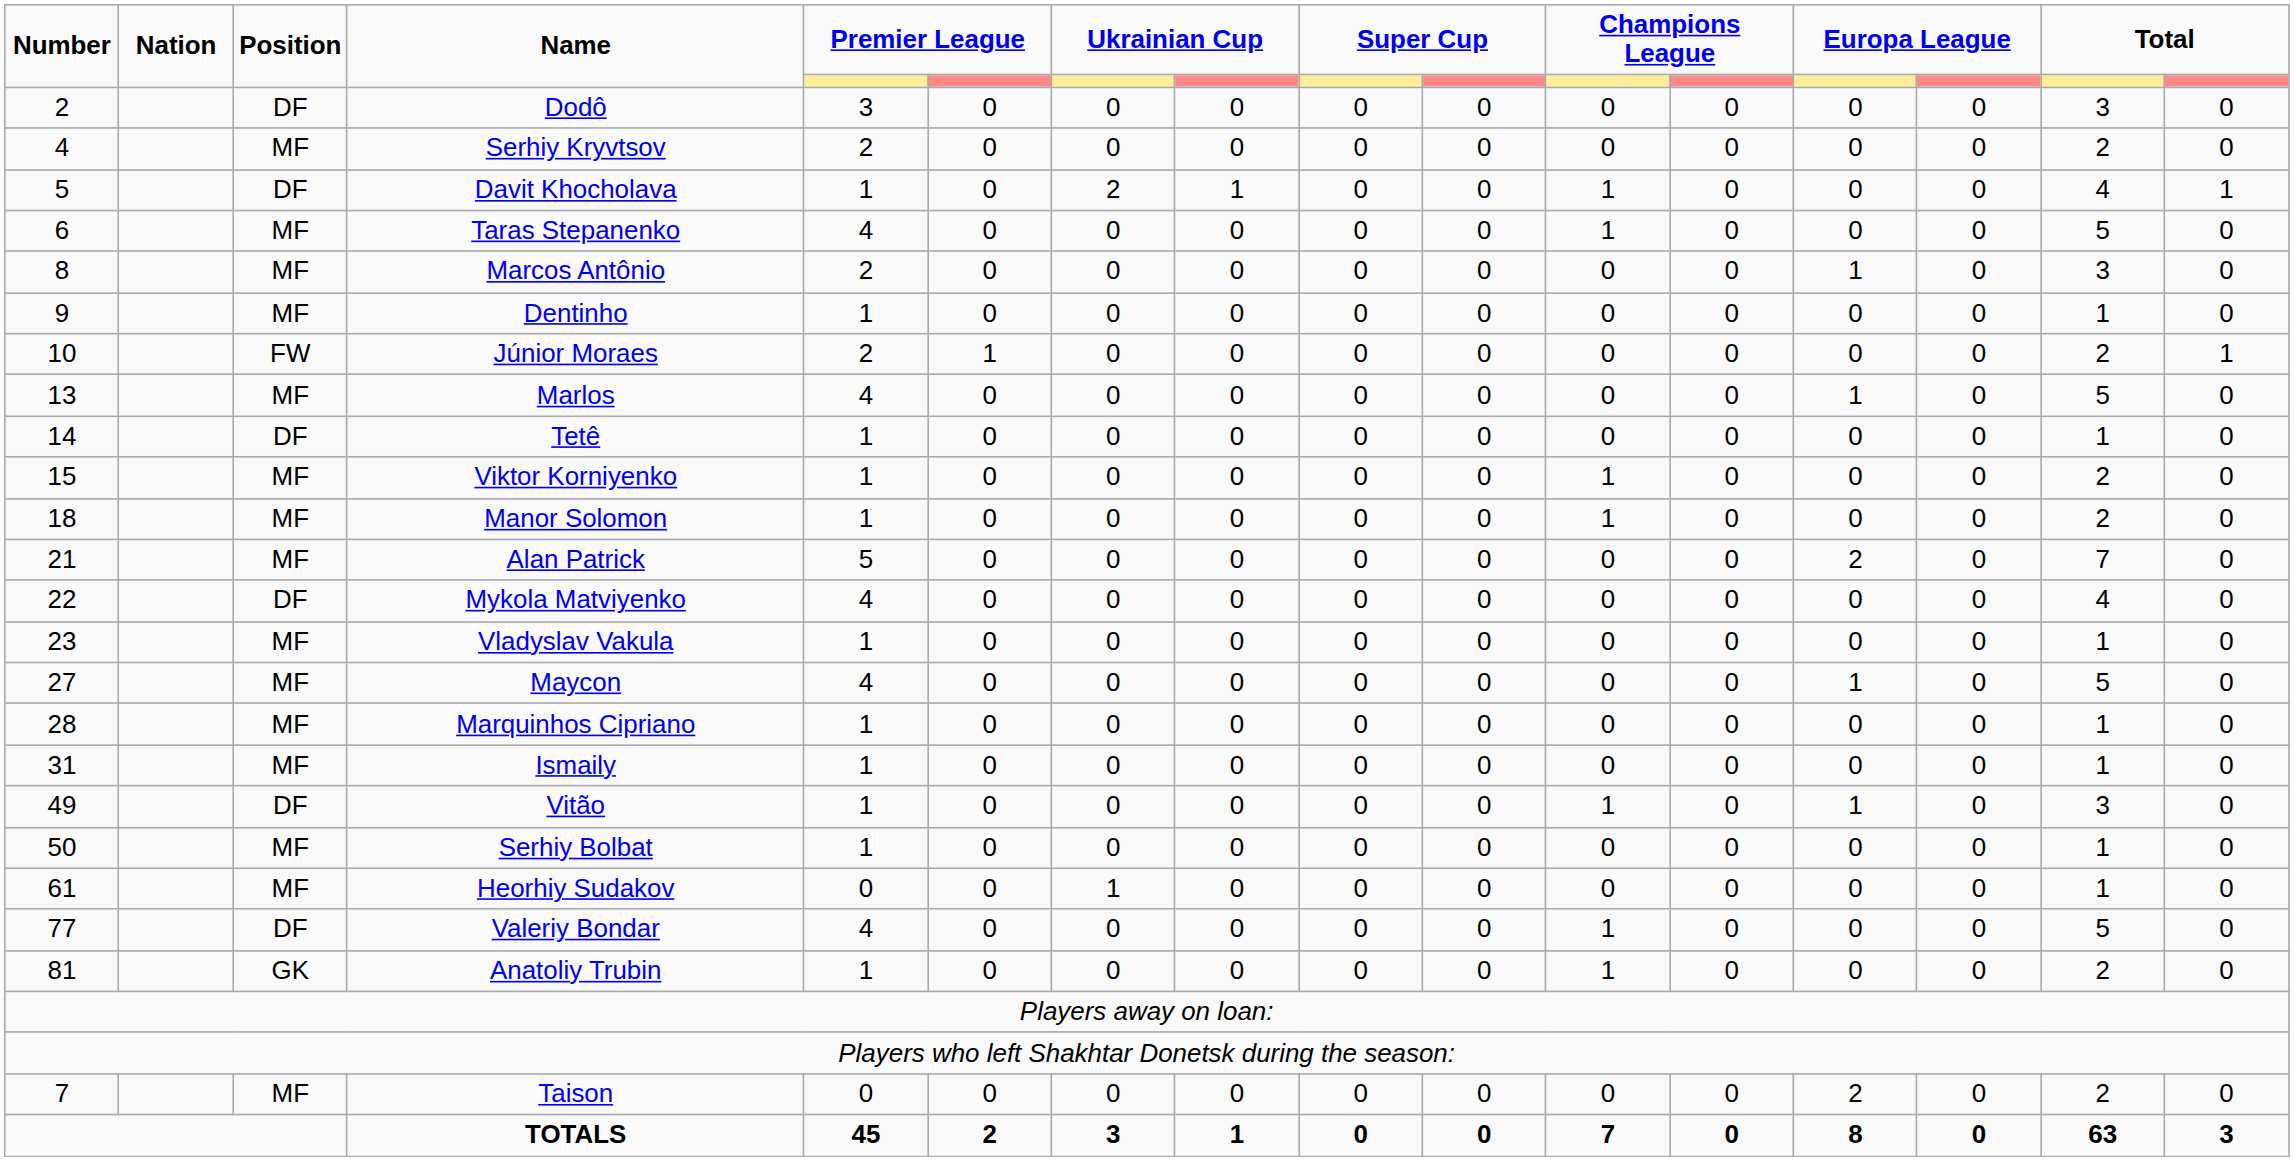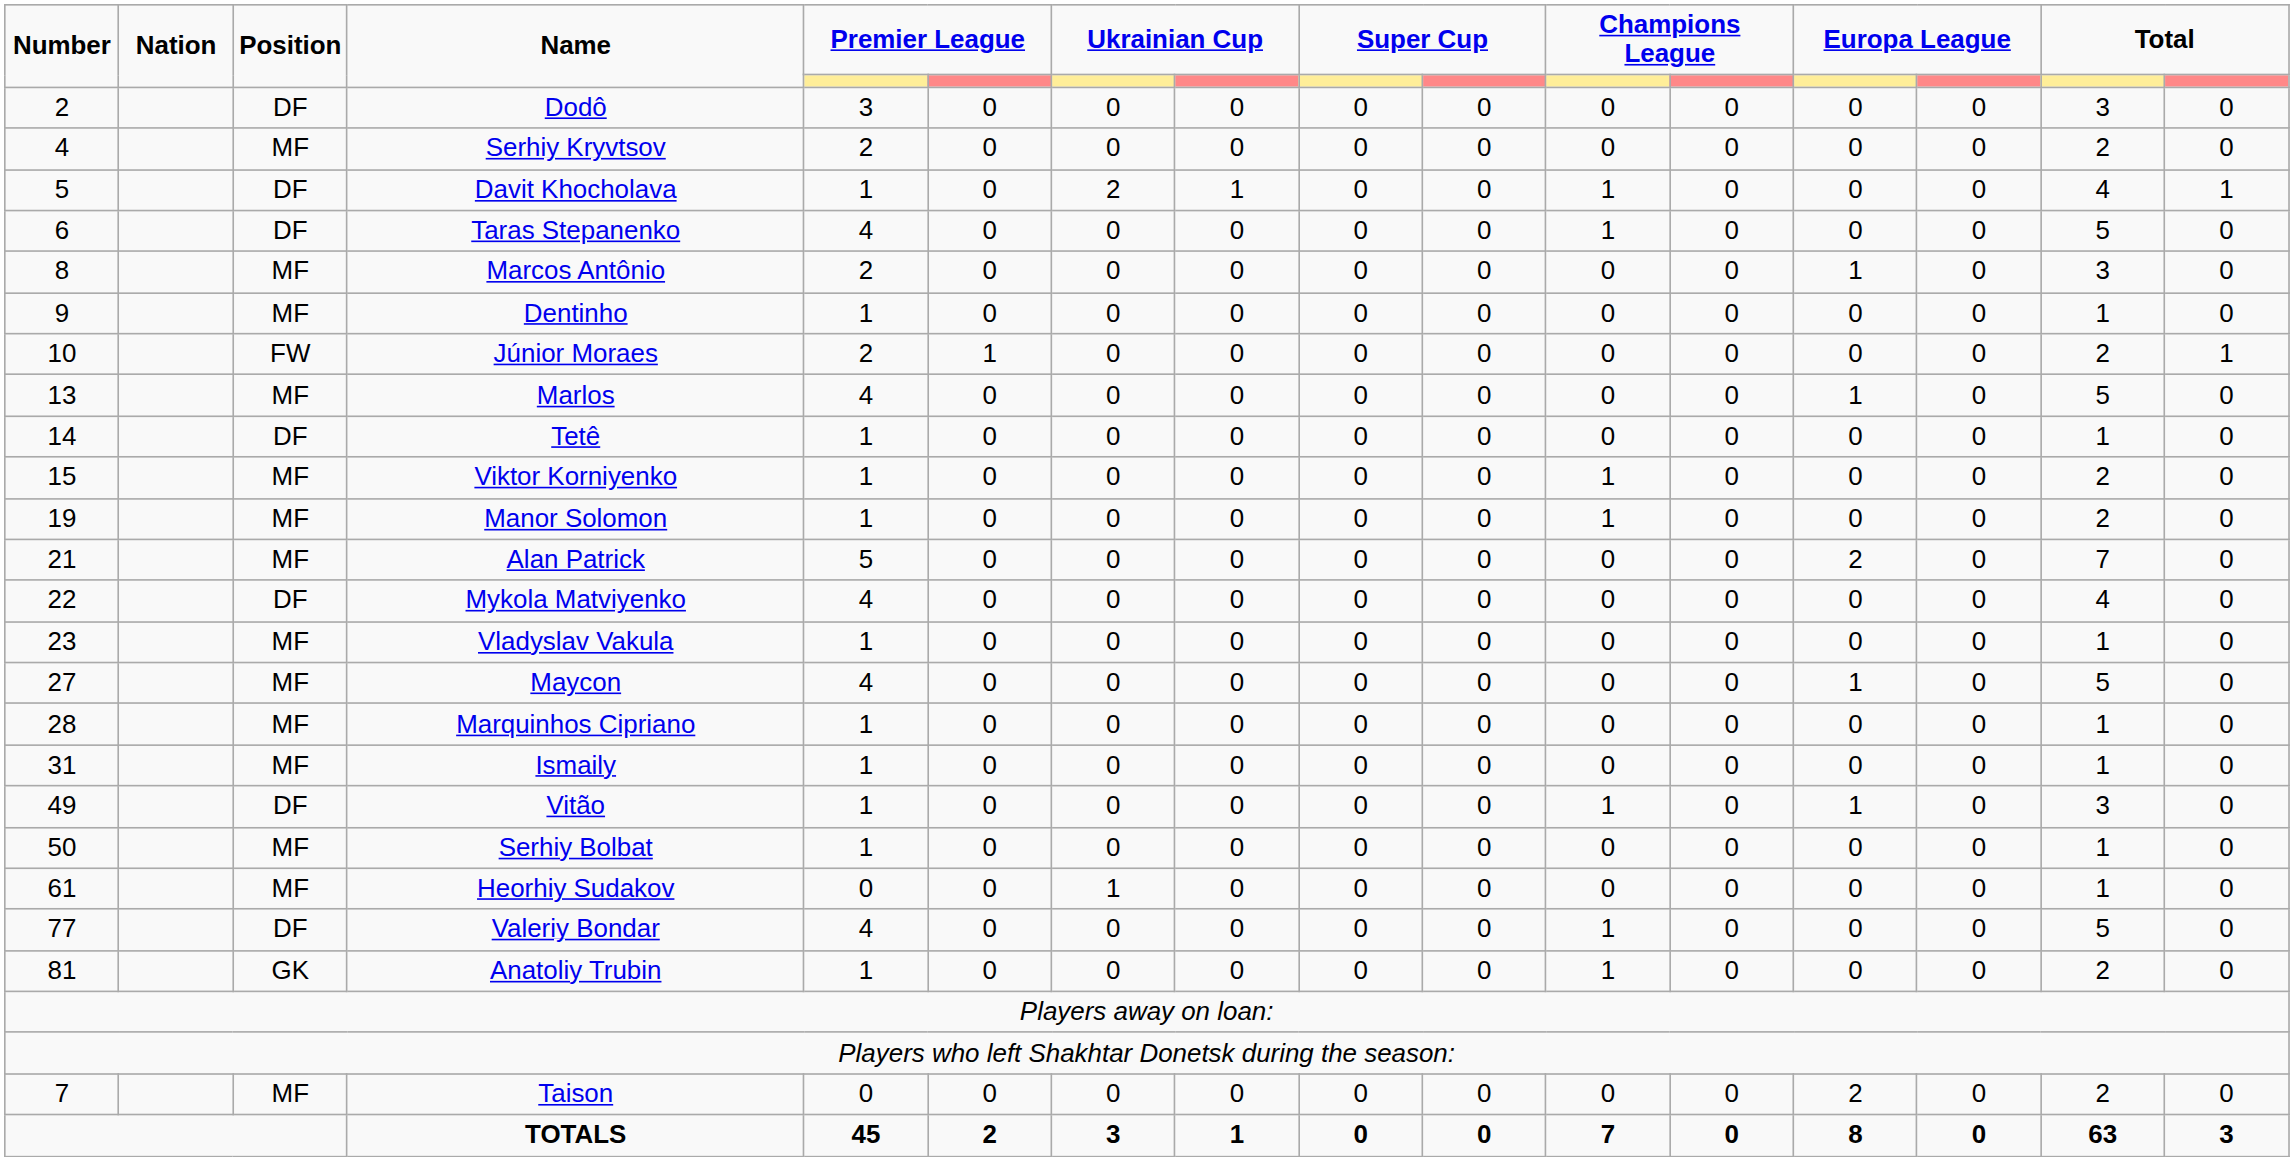(290, 230) MF -> (290, 230) DF
(62, 518) 18 -> (62, 518) 19
